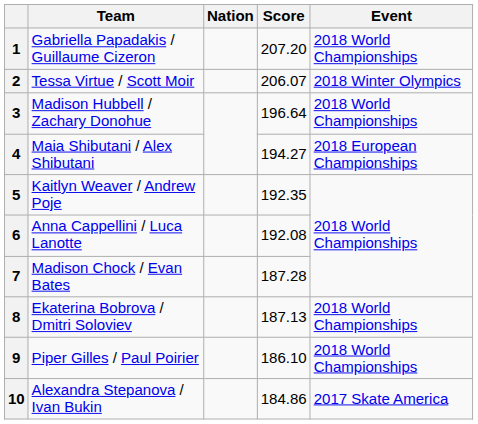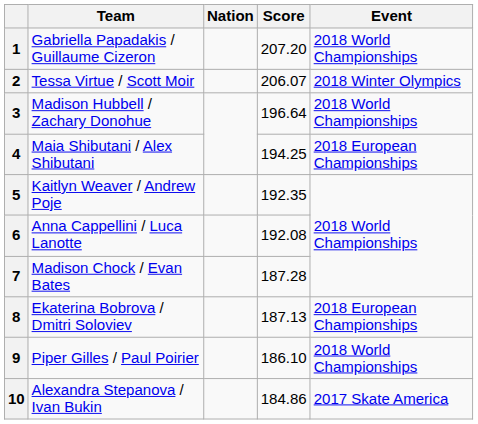(284, 154) 194.27 -> (284, 154) 194.25
(366, 317) 2018 World Championships -> (366, 317) 2018 European Championships
